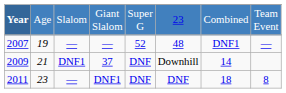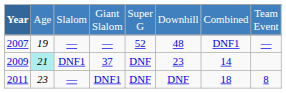(178, 19) 23 -> (178, 19) Downhill
(42, 61) no background -> (42, 61) paleturquoise background
(178, 61) Downhill -> (178, 61) 23
